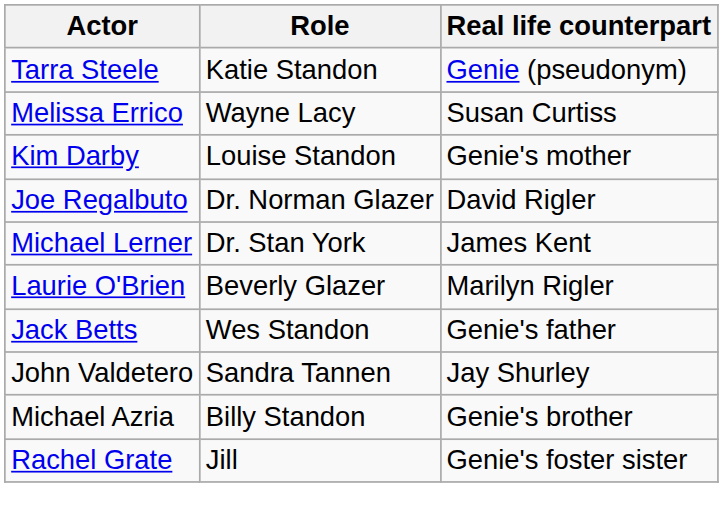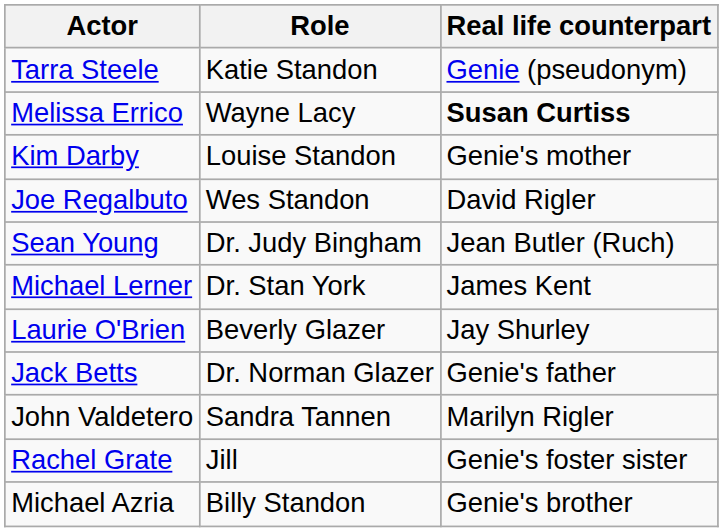(532, 112) normal -> (538, 112) bold
(320, 199) Dr. Norman Glazer -> (288, 199) Wes Standon
+ row: (85, 243)
(530, 286) Marilyn Rigler -> (518, 329) Jay Shurley
(288, 329) Wes Standon -> (320, 373) Dr. Norman Glazer
(518, 373) Jay Shurley -> (530, 416) Marilyn Rigler
rows swapped: (93, 416) <-> (92, 460)
